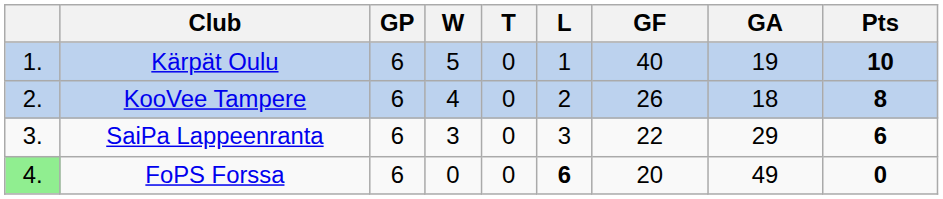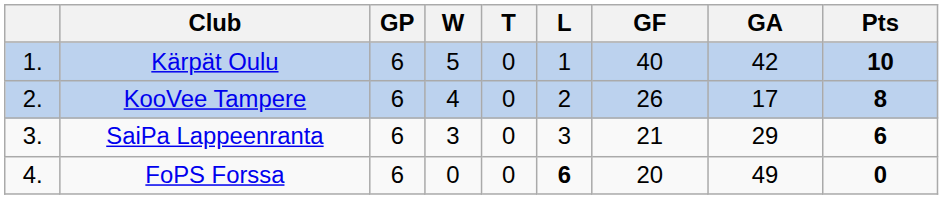(765, 61) 19 -> (765, 61) 42
(765, 99) 18 -> (765, 99) 17
(650, 136) 22 -> (650, 136) 21
(33, 174) lightgreen background -> (33, 174) no background
